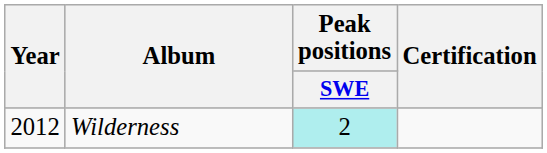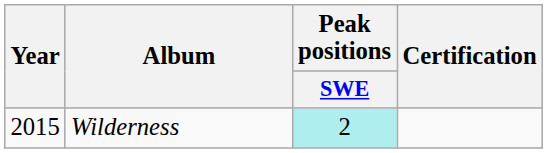(35, 127) 2012 -> (35, 127) 2015
